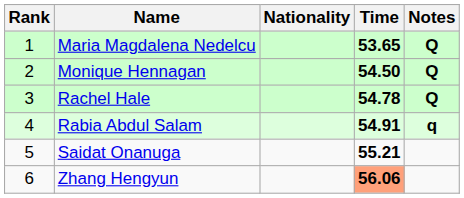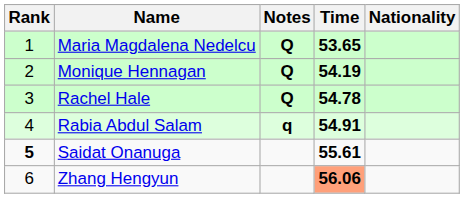columns swapped: (307, 17) <-> (432, 17)
(379, 71) 54.50 -> (340, 71) 54.19
(29, 152) normal -> (29, 152) bold
(379, 152) 55.21 -> (340, 152) 55.61
